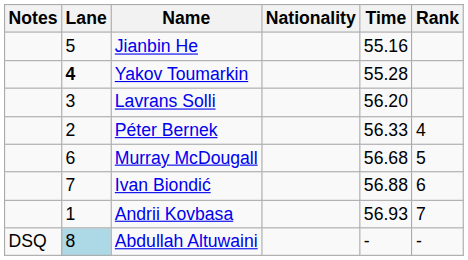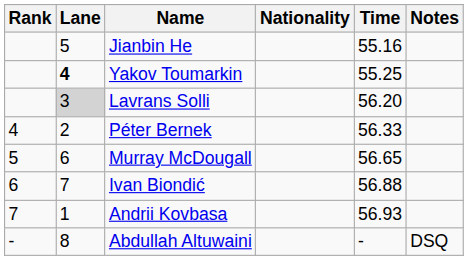columns swapped: (438, 18) <-> (33, 18)
(386, 74) 55.28 -> (380, 74) 55.25
(71, 102) no background -> (65, 102) lightgrey background
(386, 158) 56.68 -> (380, 158) 56.65
(71, 241) lightblue background -> (65, 241) no background
